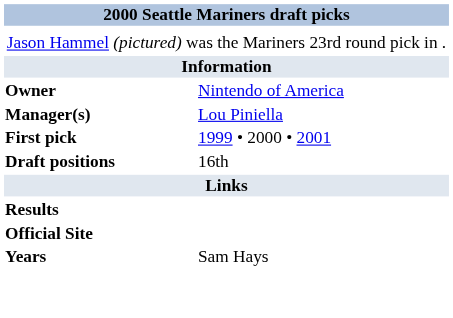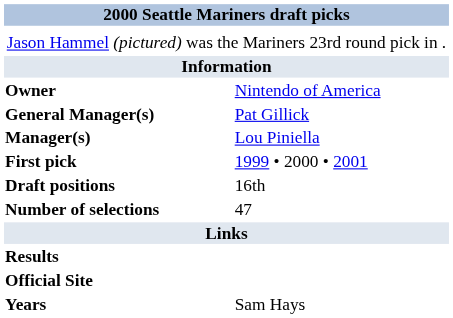+ row: (80, 114)
+ row: (82, 209)
